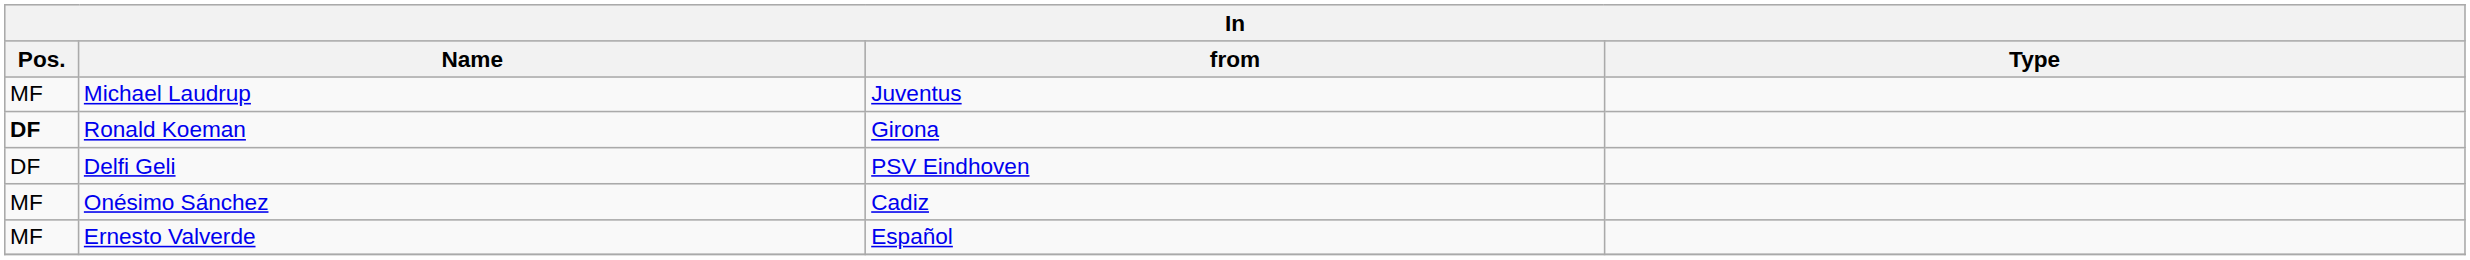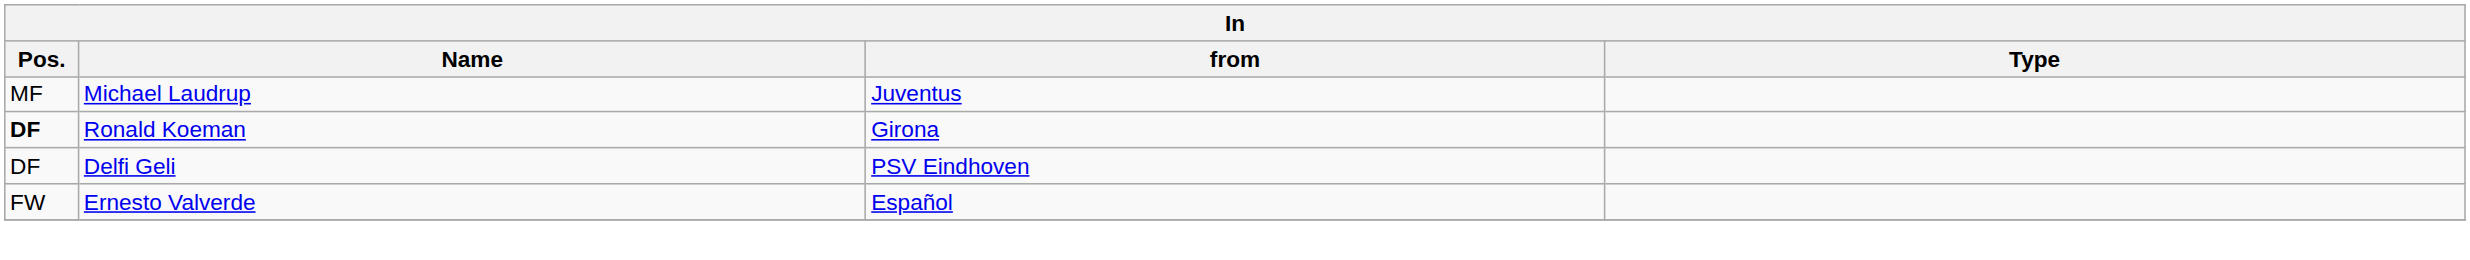- row: (176, 202)
(26, 237) MF -> (28, 202) FW
